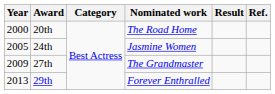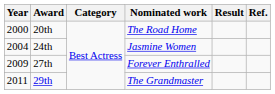(18, 47) 2005 -> (18, 47) 2004
(165, 64) The Grandmaster -> (168, 64) Forever Enthralled
(18, 81) 2013 -> (17, 81) 2011
(168, 81) Forever Enthralled -> (165, 81) The Grandmaster
